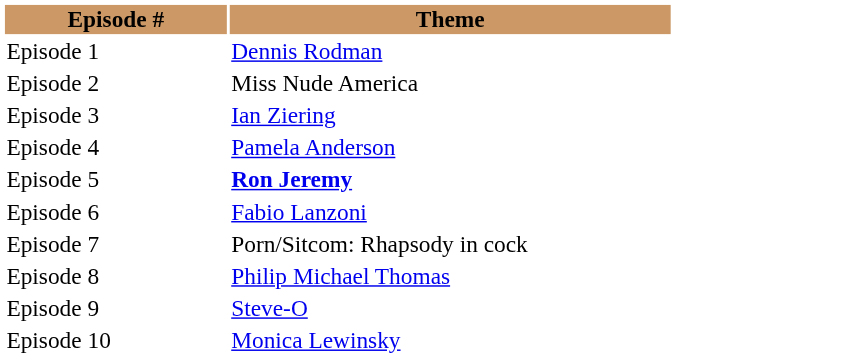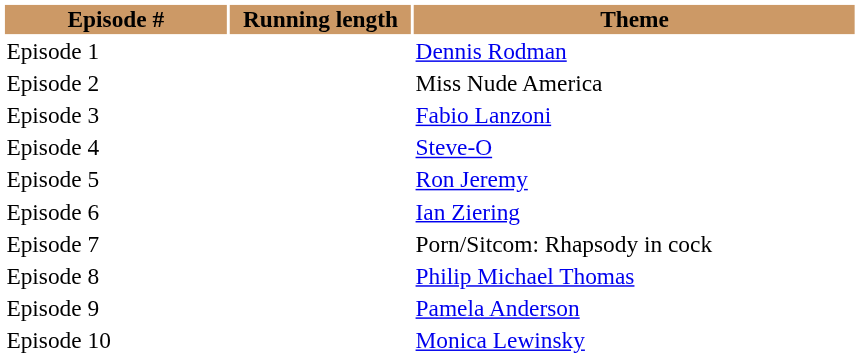+ column: (320, 19)
(283, 115) Ian Ziering -> (483, 115) Fabio Lanzoni
(313, 147) Pamela Anderson -> (454, 147) Steve-O
(292, 179) bold -> (472, 179) normal
(299, 212) Fabio Lanzoni -> (468, 212) Ian Ziering
(269, 308) Steve-O -> (498, 308) Pamela Anderson
